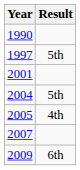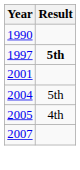(56, 54) normal -> (56, 54) bold
- row: (20, 154)
